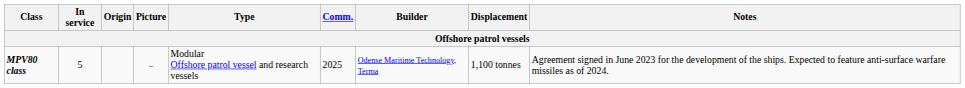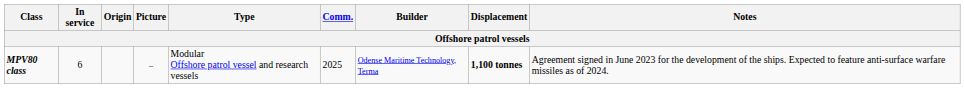(80, 65) 5 -> (80, 65) 6
(496, 65) normal -> (497, 65) bold
